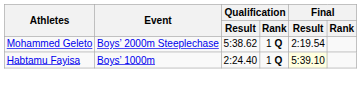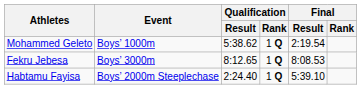(158, 45) Boys’ 2000m Steeplechase -> (126, 45) Boys’ 1000m
+ row: (37, 60)
(126, 60) Boys’ 1000m -> (158, 76) Boys’ 2000m Steeplechase
(308, 60) lightyellow background -> (308, 76) no background
